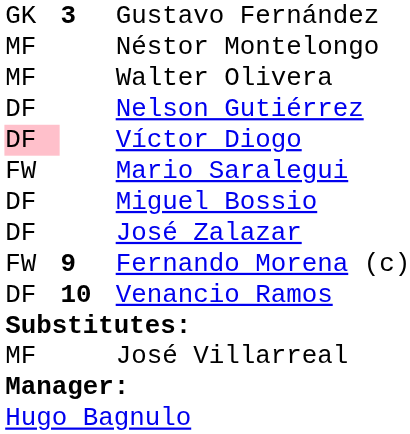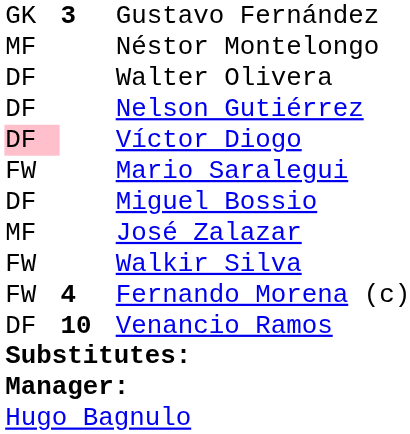(21, 78) MF -> (21, 78) DF
(21, 233) DF -> (21, 233) MF
+ row: (209, 264)
(68, 264) 9 -> (68, 295) 4
- row: (232, 357)
